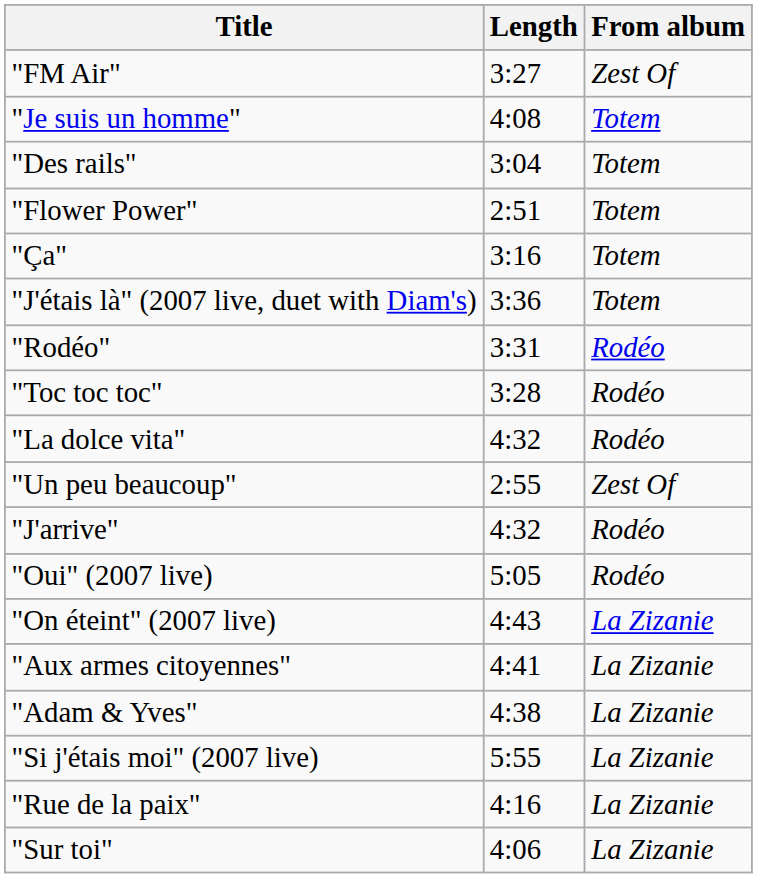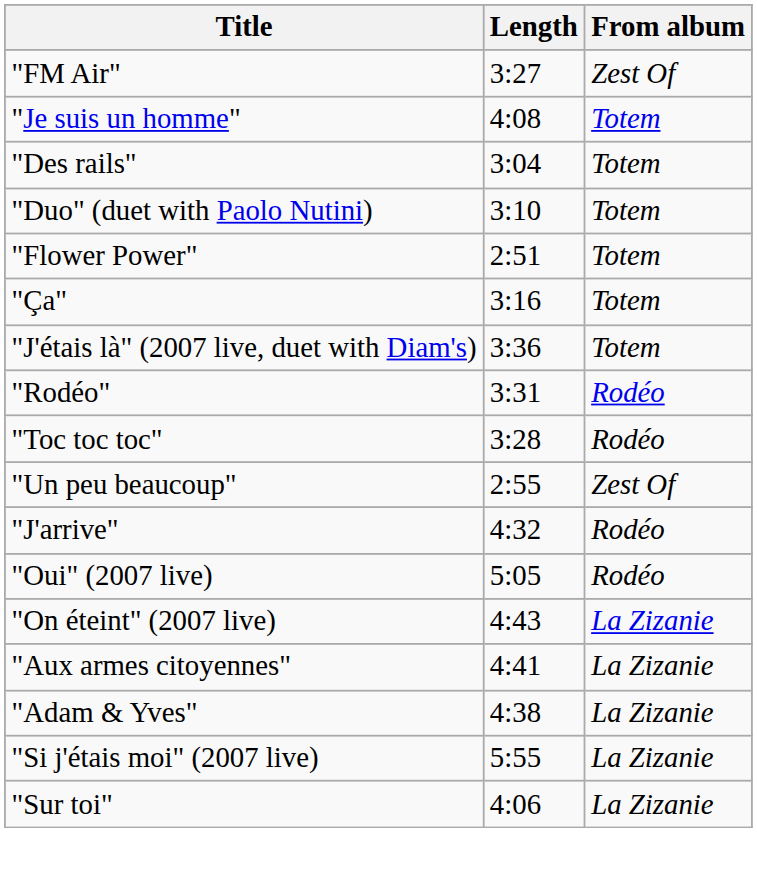+ row: (192, 210)
- row: (98, 438)
- row: (106, 803)
